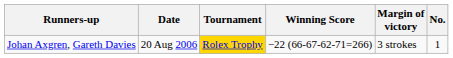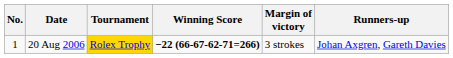columns swapped: (438, 20) <-> (71, 20)
(320, 44) normal -> (207, 44) bold
